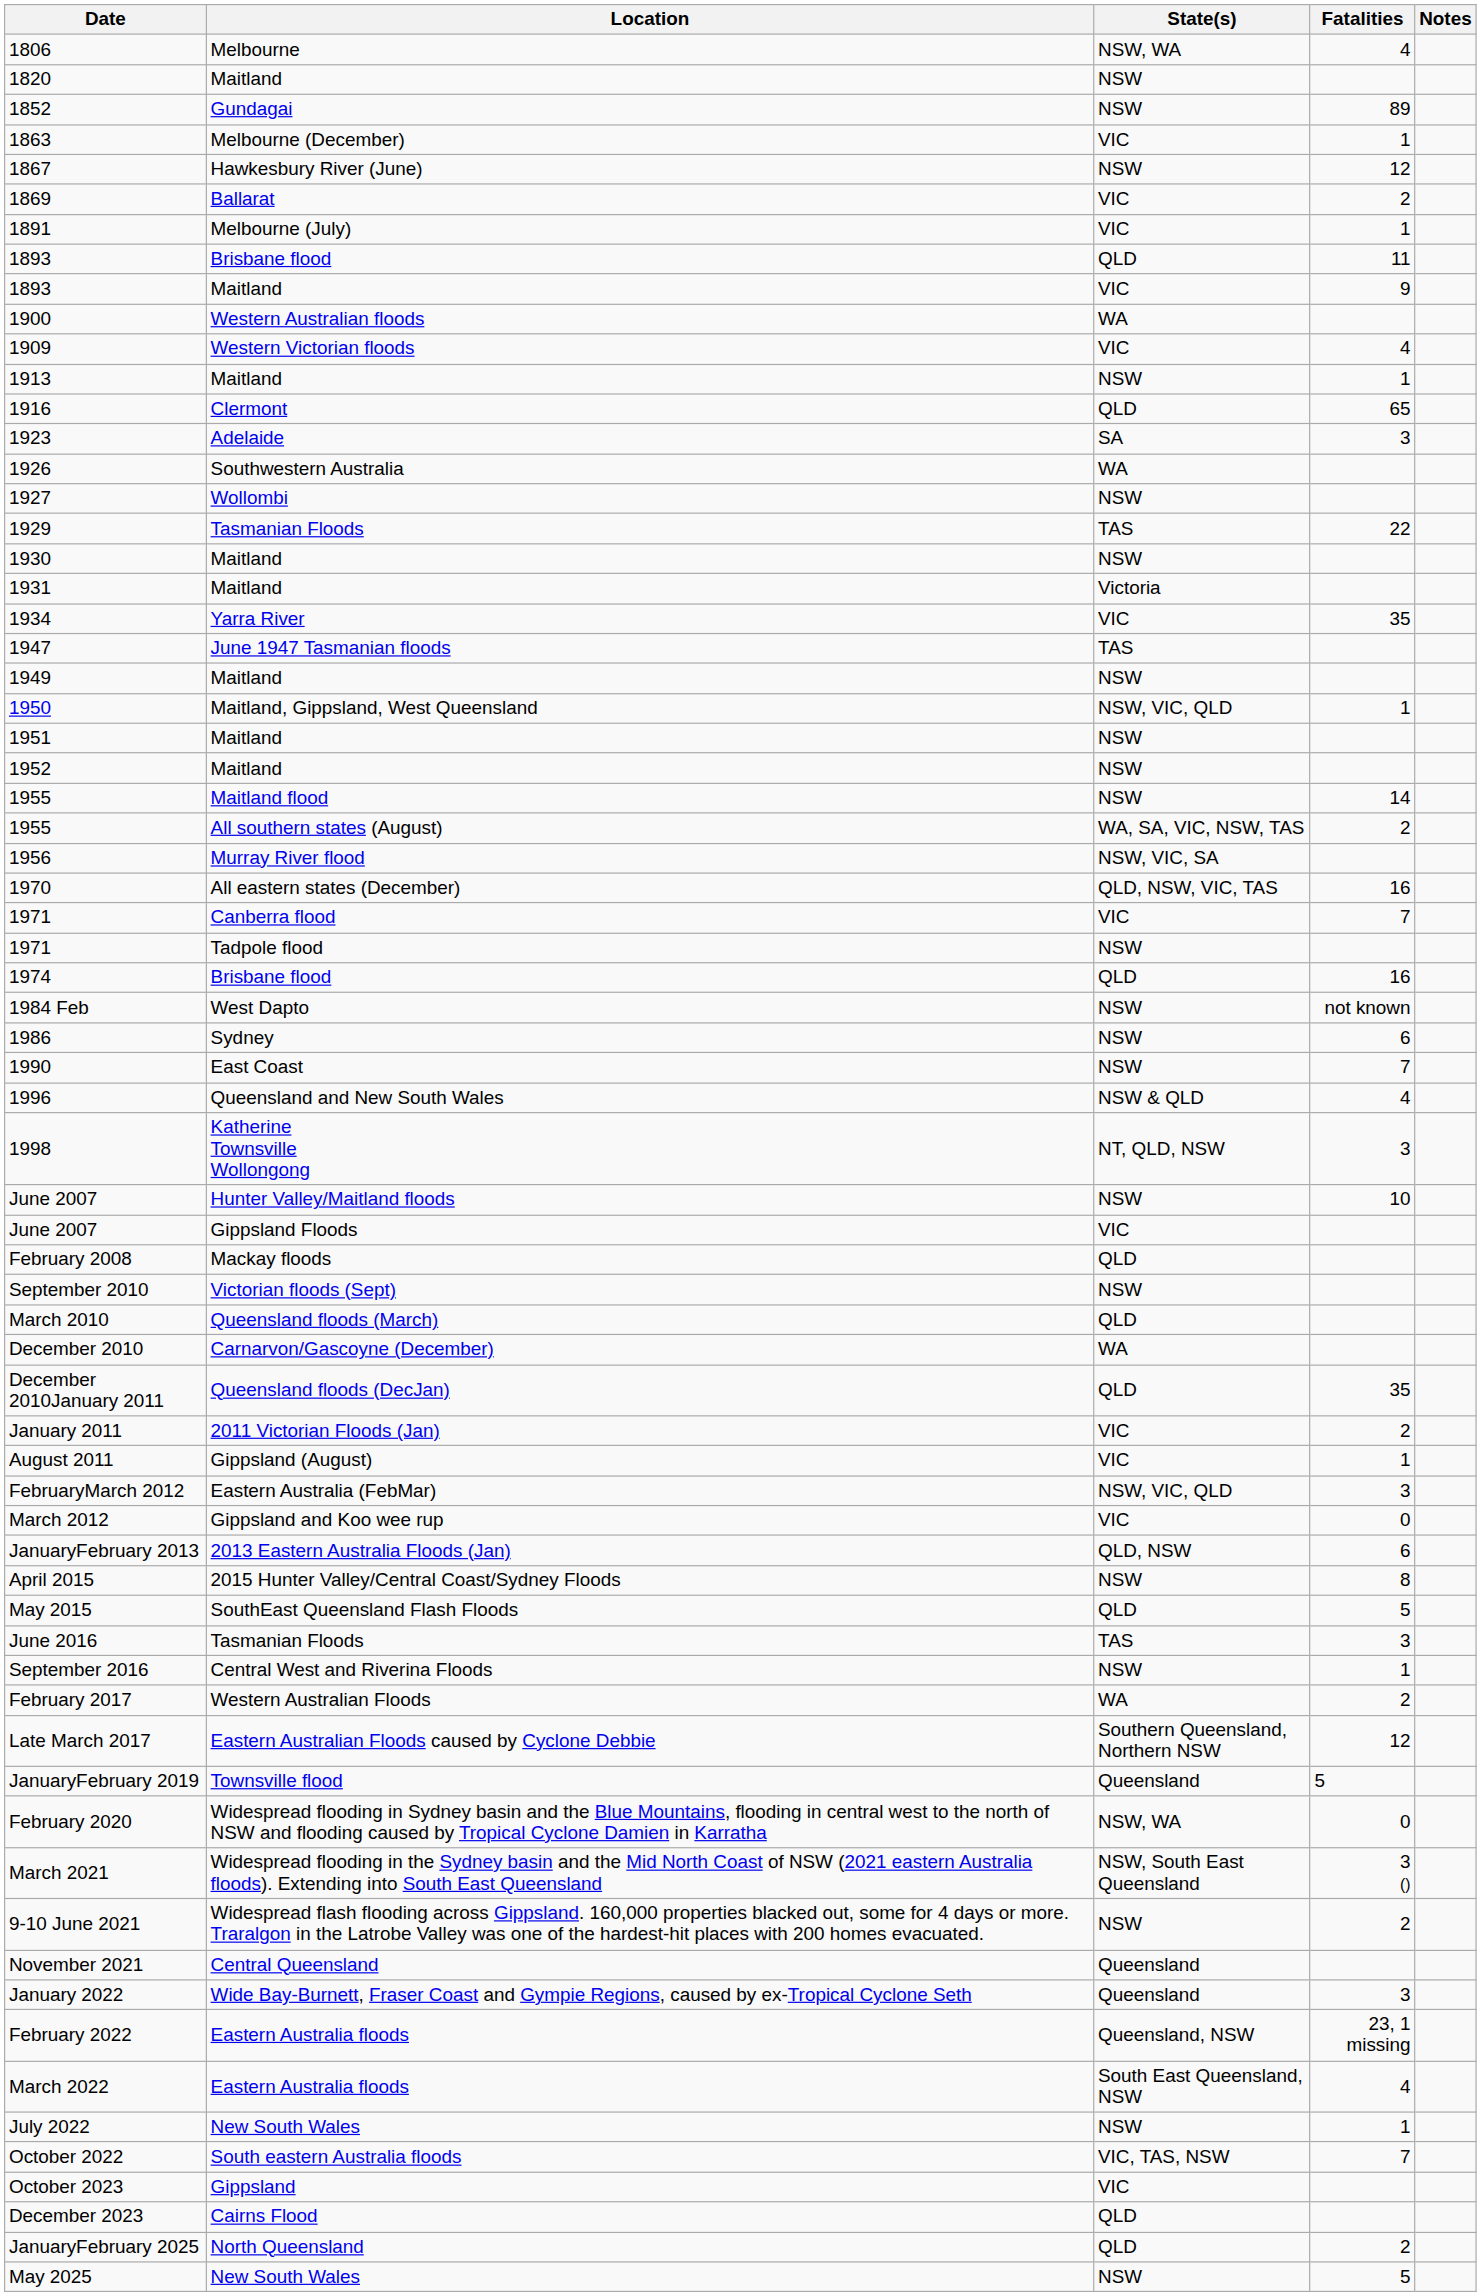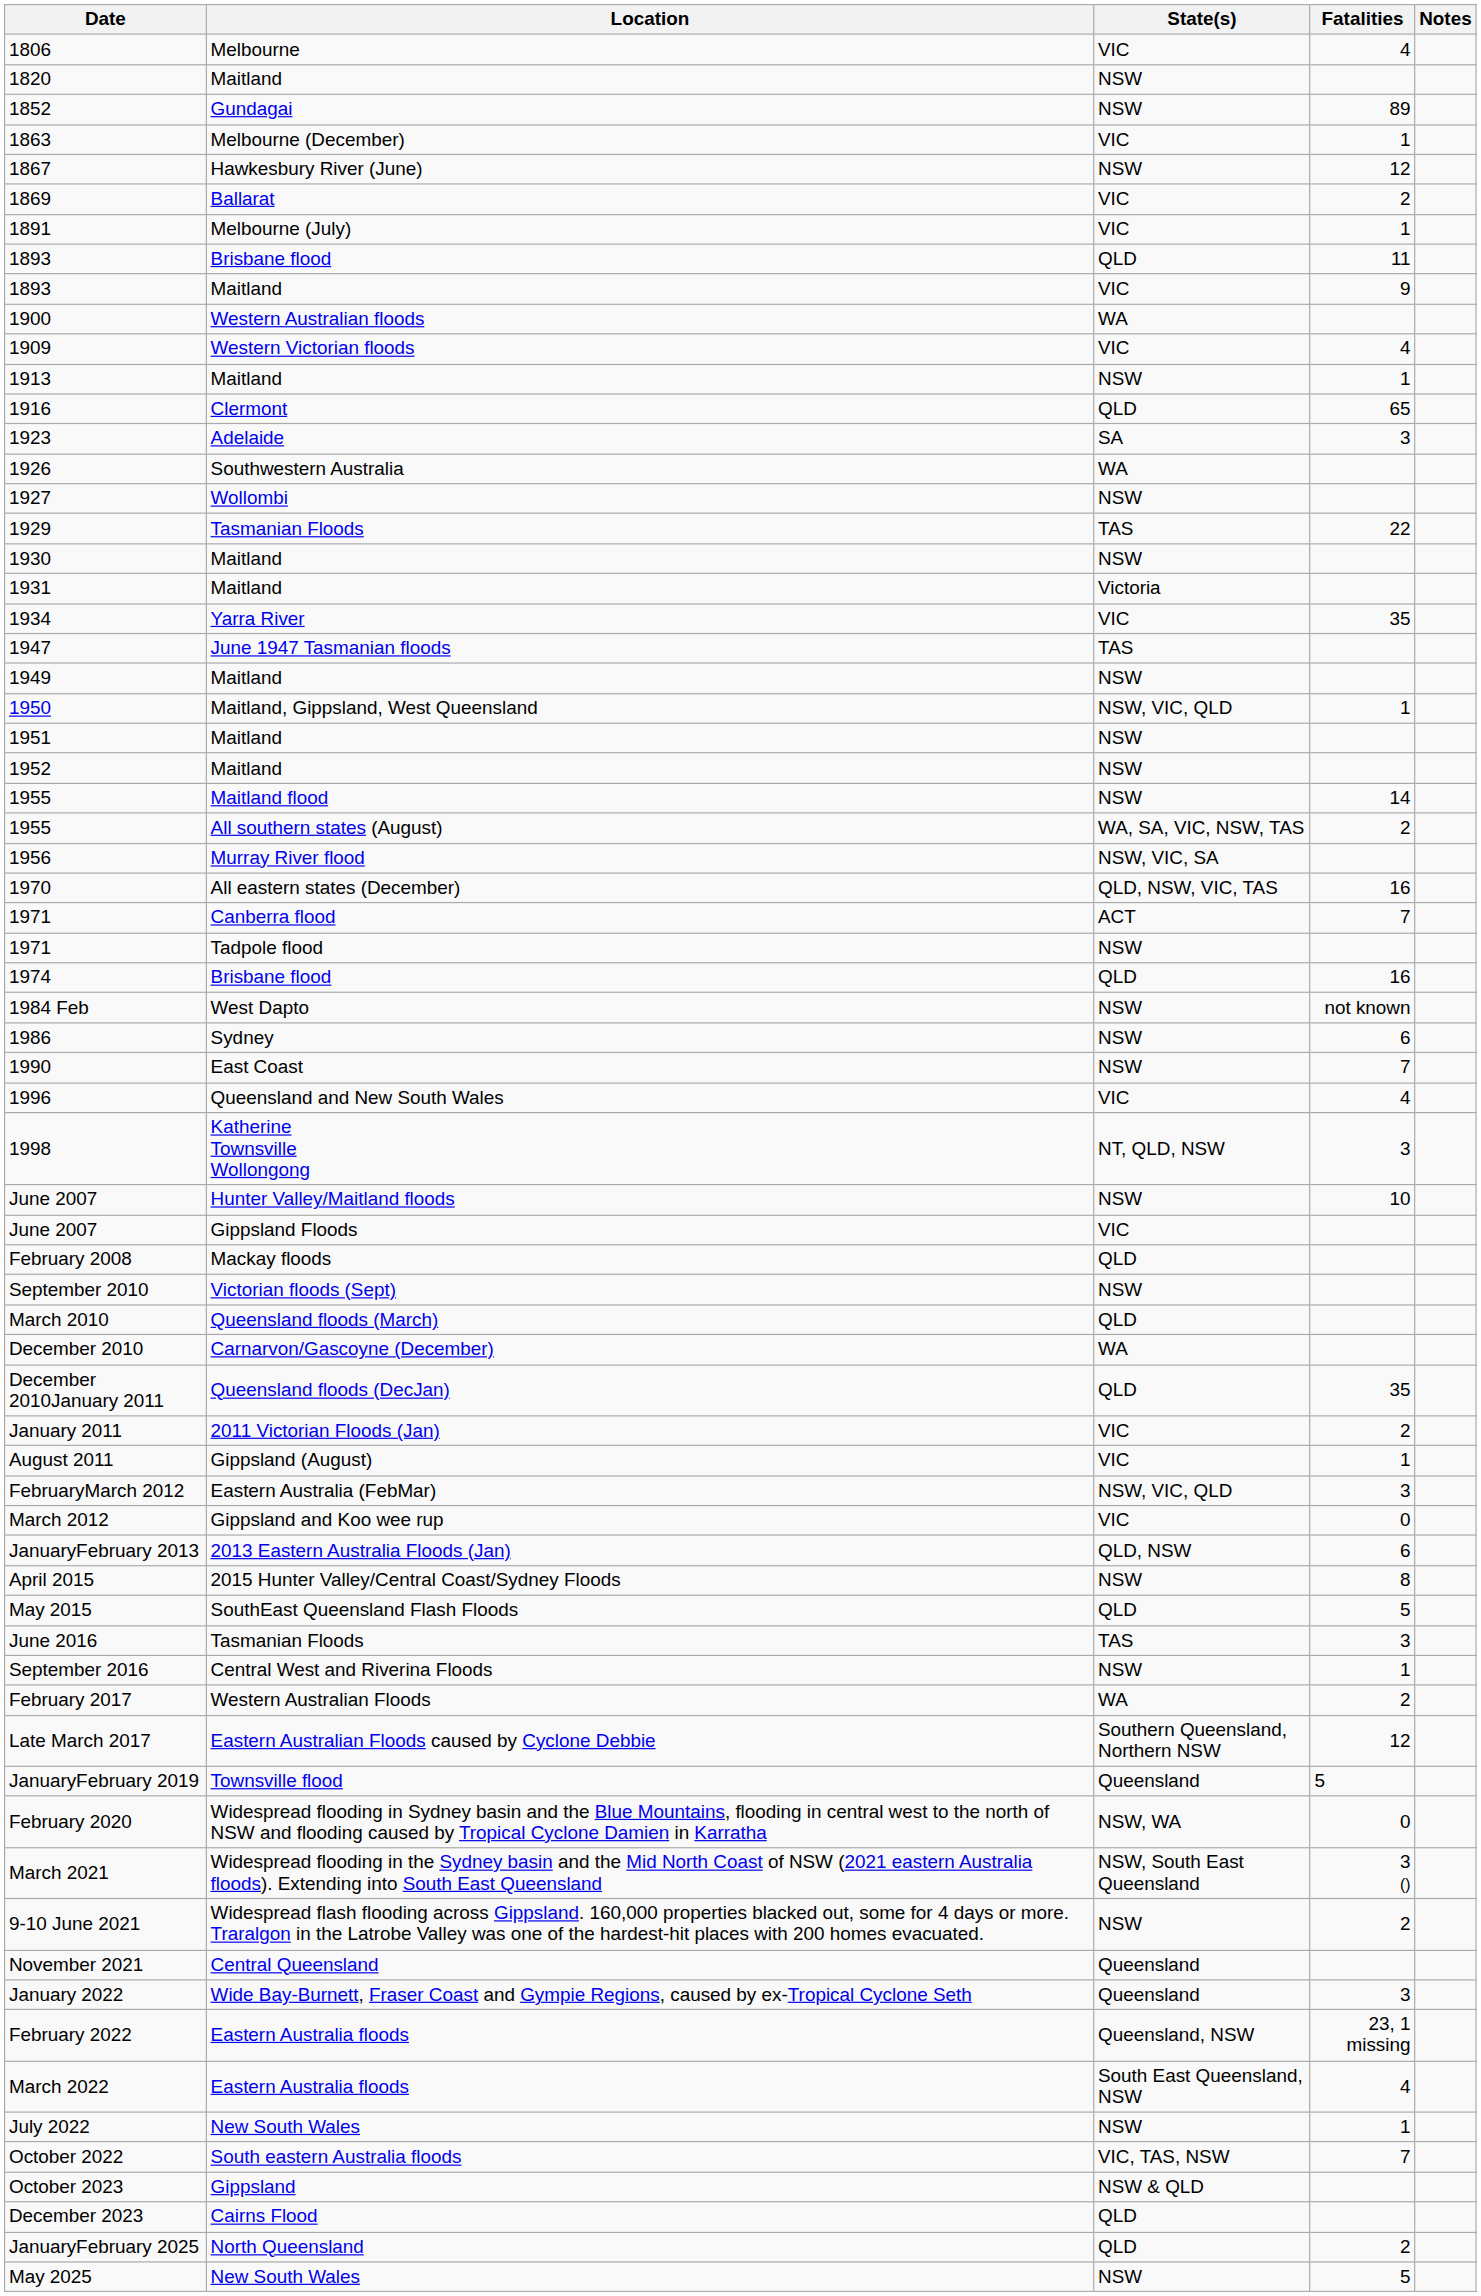(1140, 49) NSW, WA -> (1114, 49) VIC
(1114, 917) VIC -> (1117, 917) ACT
(1151, 1097) NSW & QLD -> (1114, 1097) VIC
(1114, 2186) VIC -> (1151, 2186) NSW & QLD
